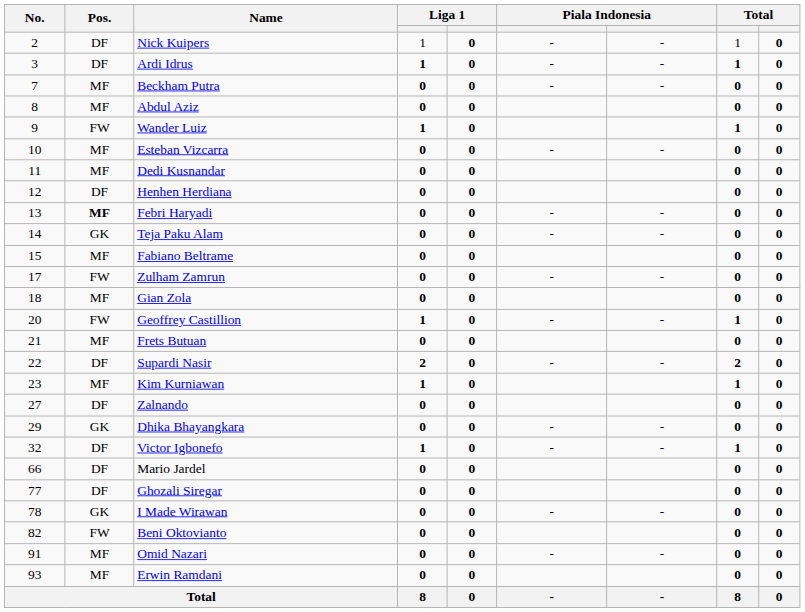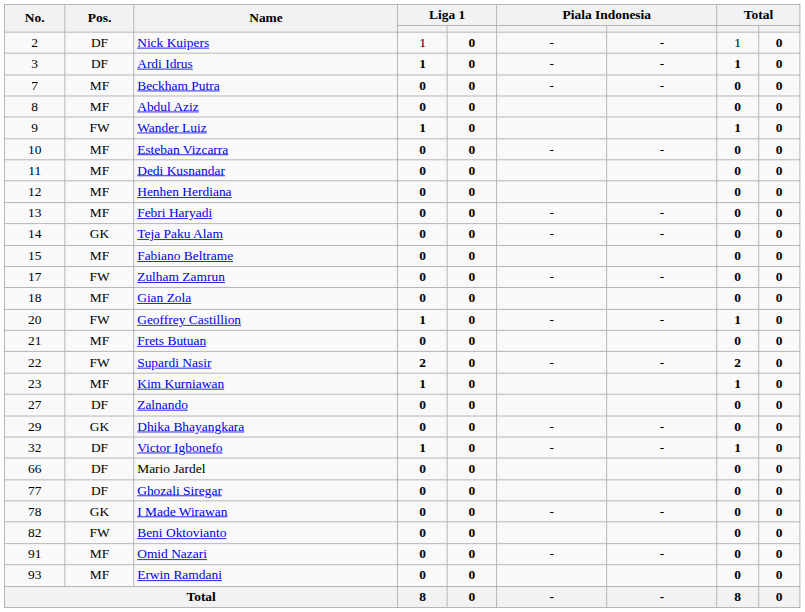(99, 191) DF -> (99, 191) MF
(99, 213) bold -> (99, 213) normal
(99, 362) DF -> (99, 362) FW
